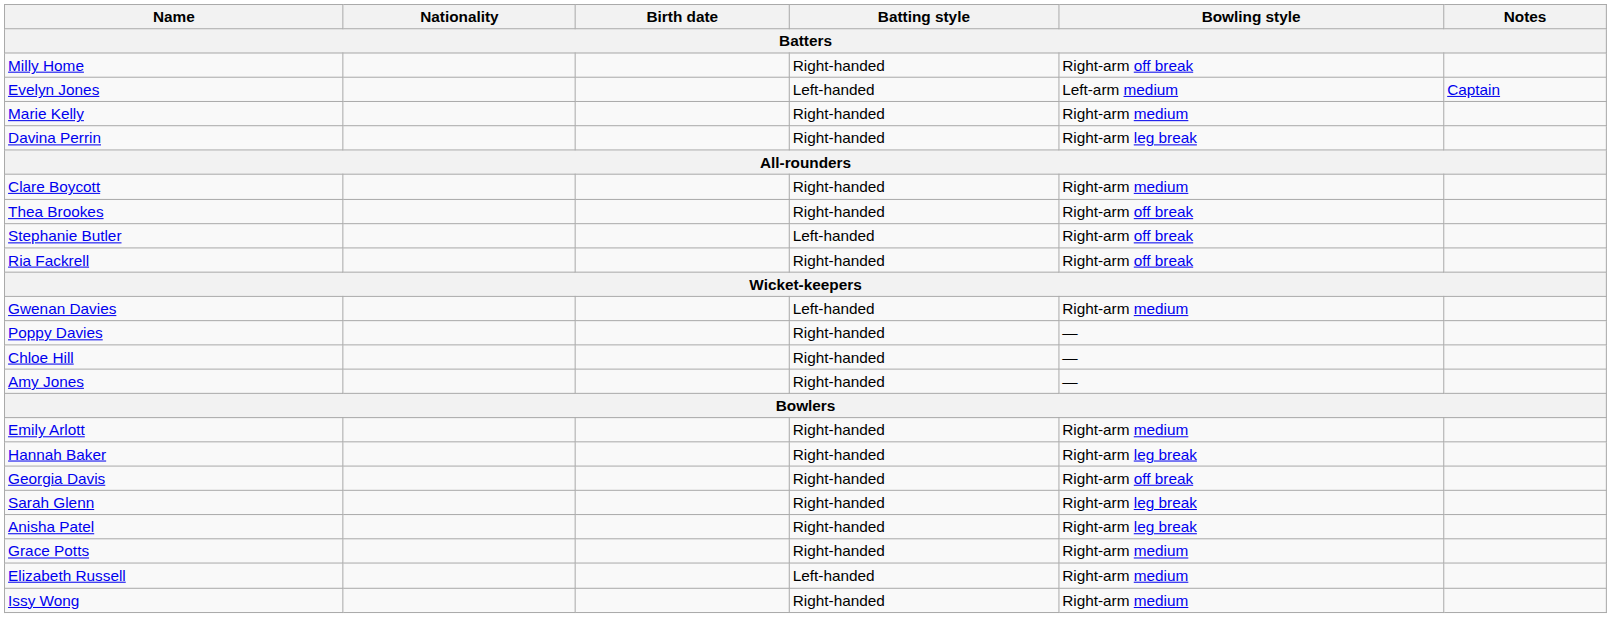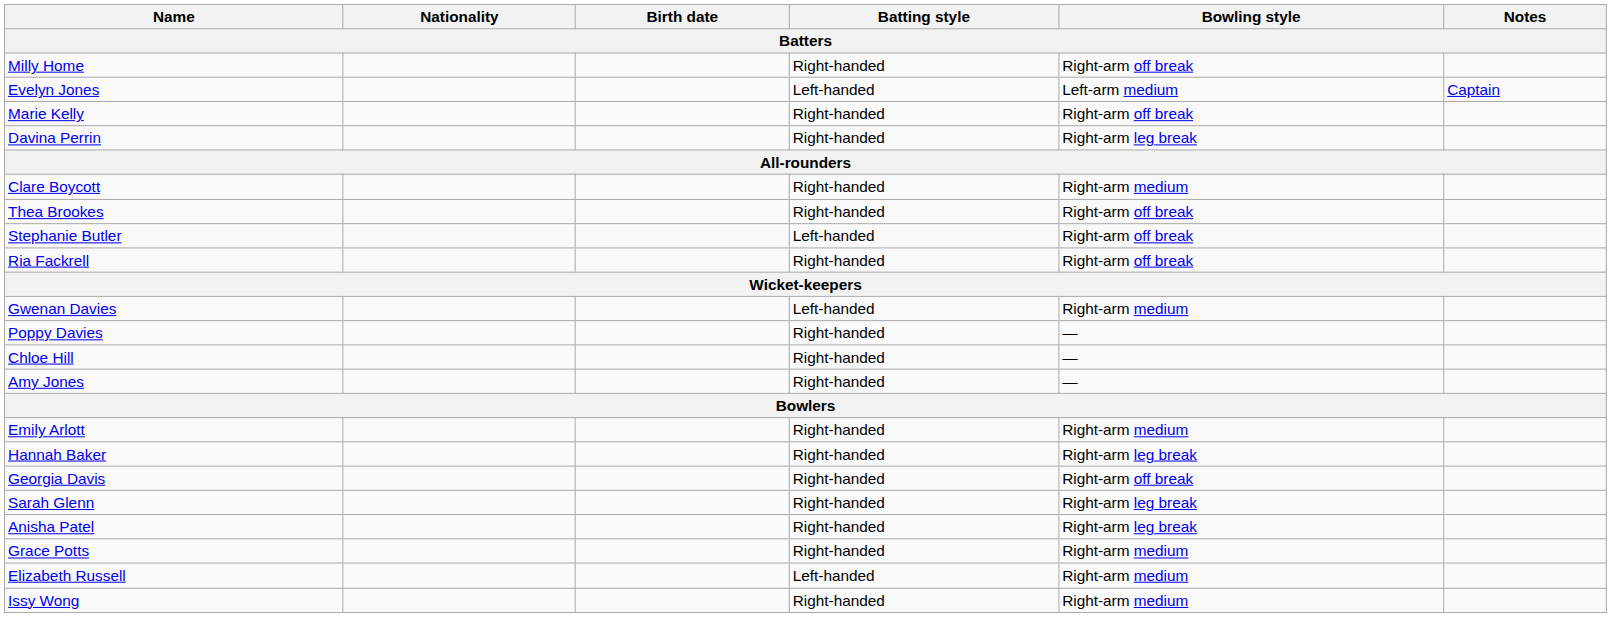(1125, 114) Right-arm medium -> (1128, 114) Right-arm off break
